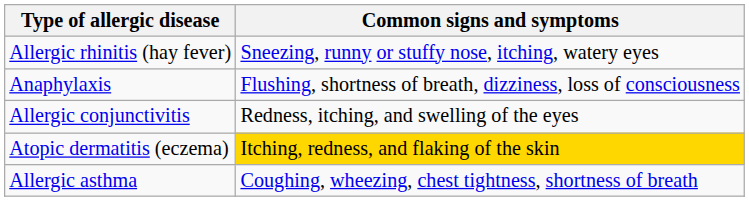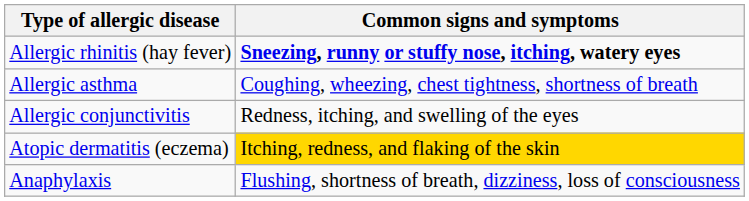(450, 52) normal -> (460, 52) bold
rows swapped: (73, 180) <-> (60, 84)
